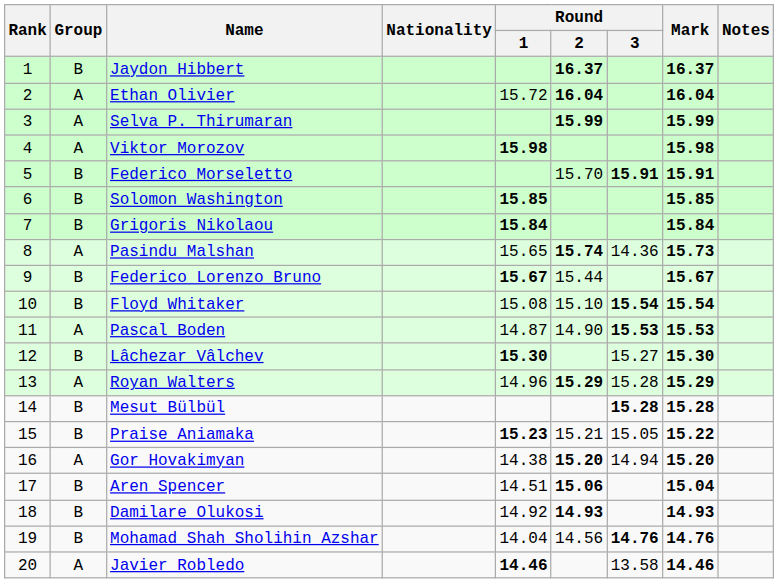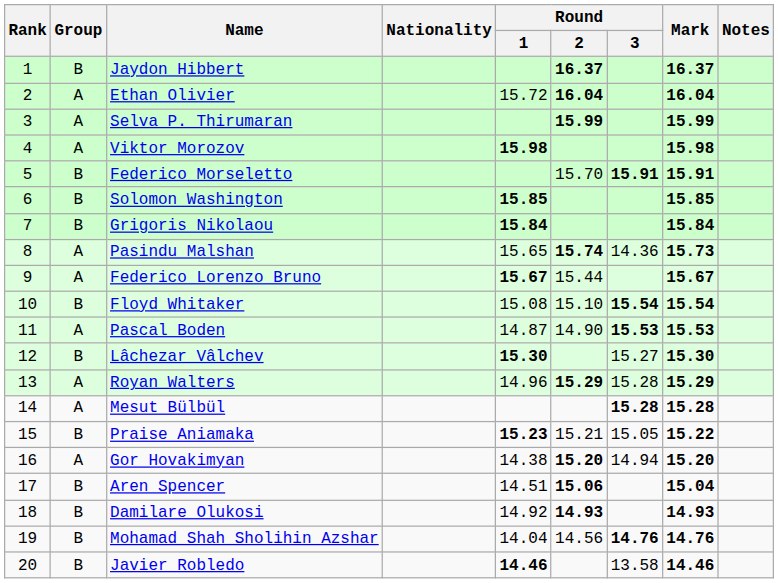(78, 278) B -> (78, 278) A
(78, 409) B -> (78, 409) A
(78, 565) A -> (78, 565) B
